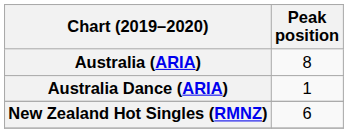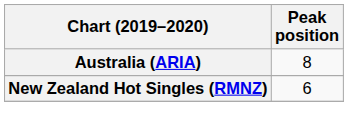- row: (138, 88)
